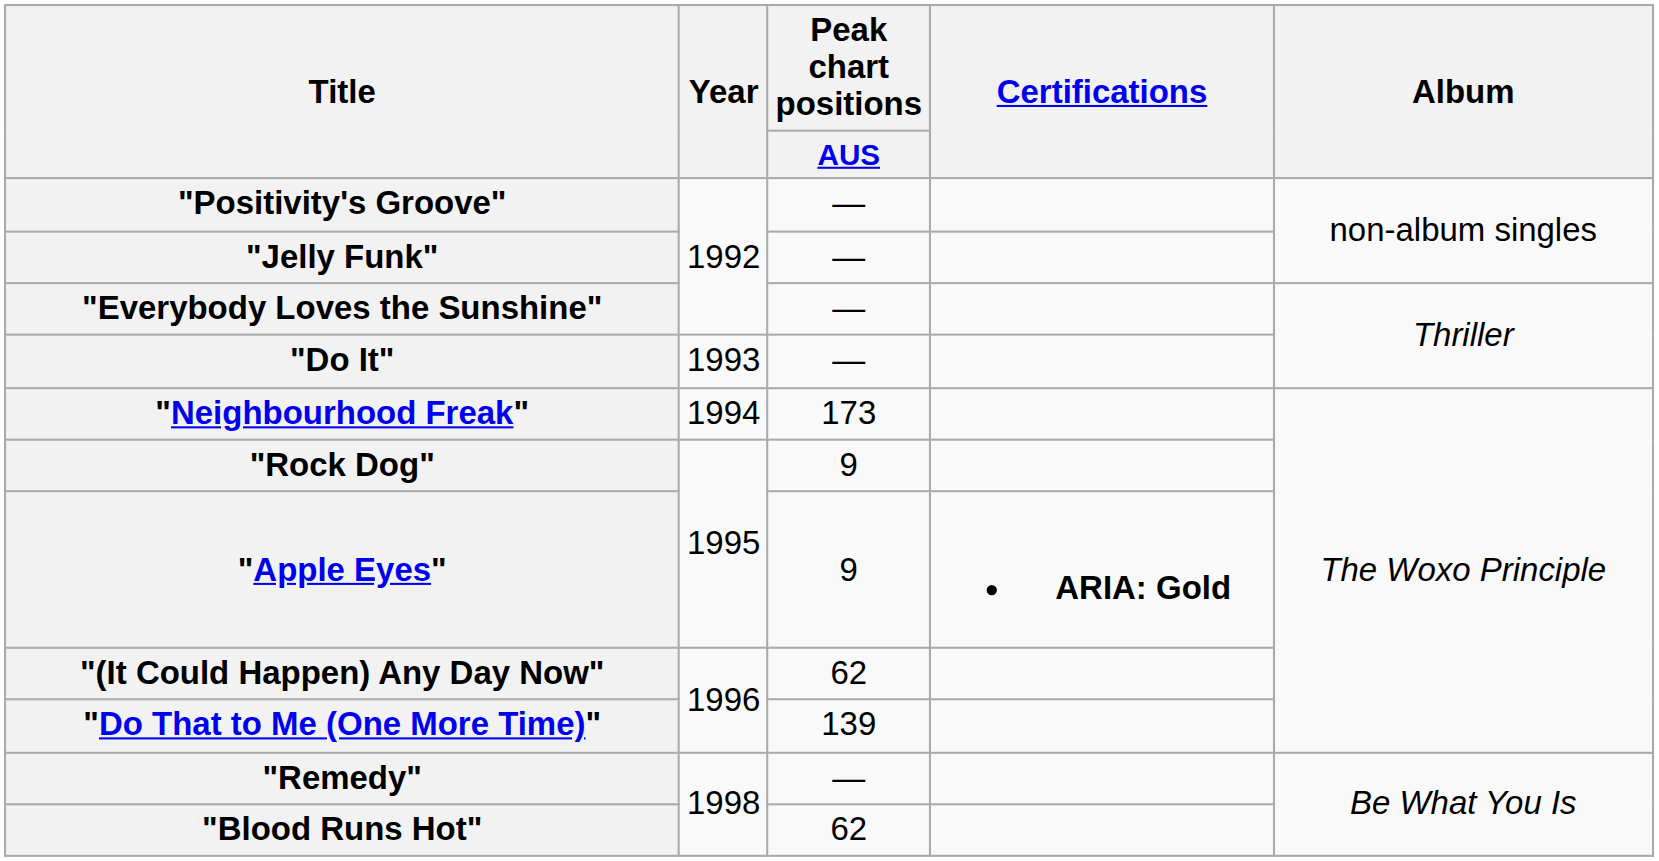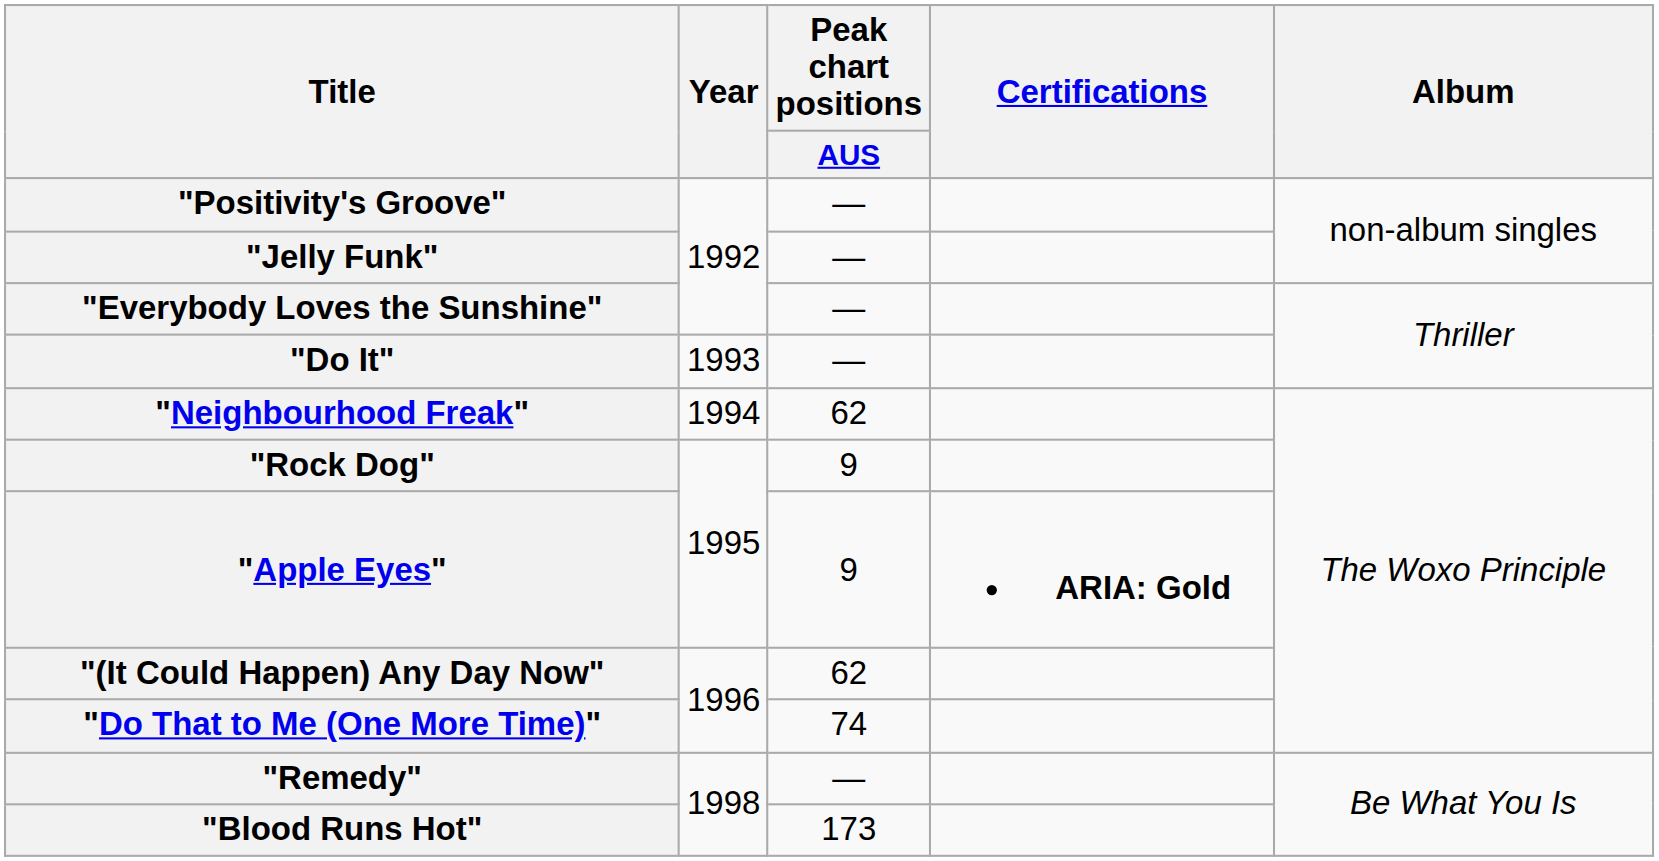(849, 413) 173 -> (849, 413) 62
(849, 725) 139 -> (849, 725) 74
(849, 829) 62 -> (849, 829) 173
